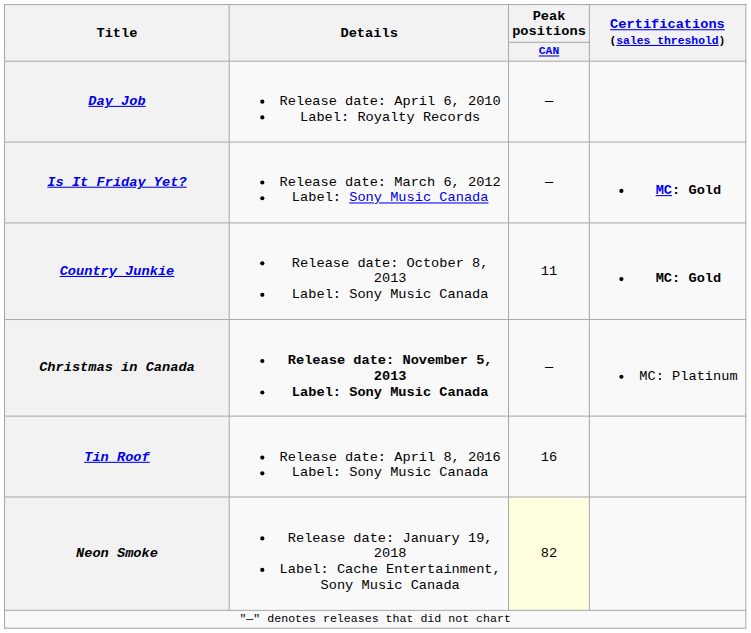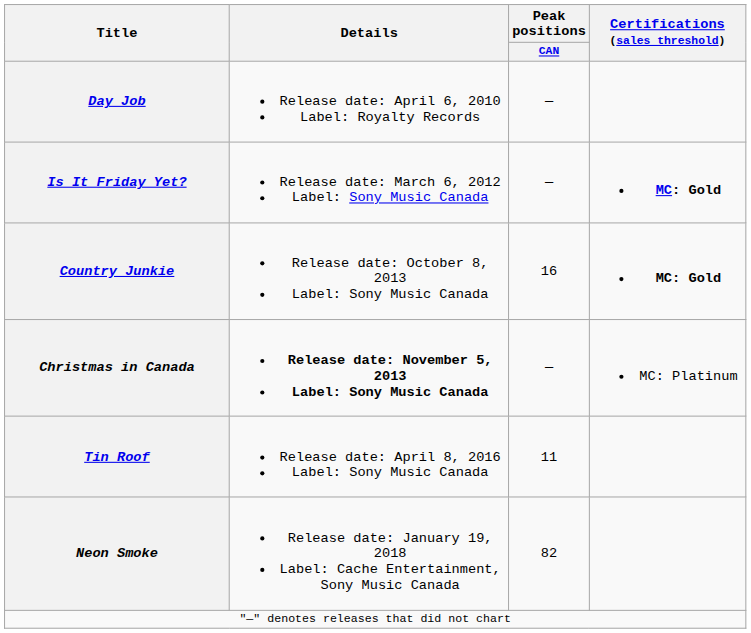(549, 271) 11 -> (549, 271) 16
(549, 457) 16 -> (549, 457) 11
(549, 554) lightyellow background -> (549, 554) no background
